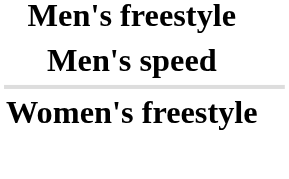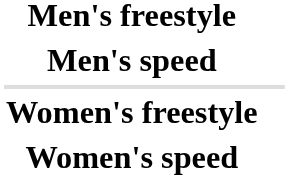+ row: (132, 157)
